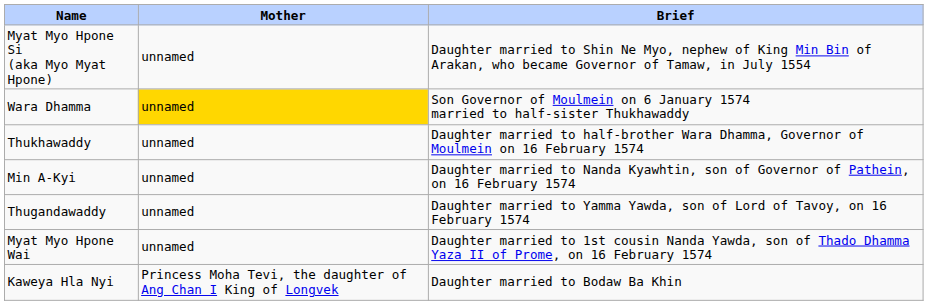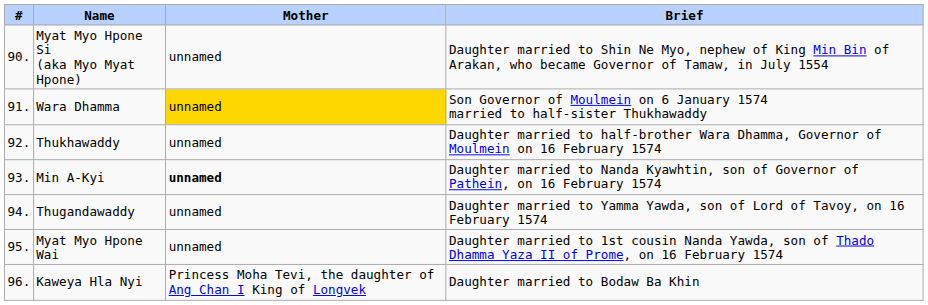+ column: (19, 15)
(168, 177) normal -> (195, 177) bold
